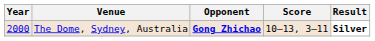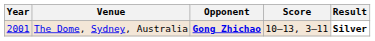(18, 28) 2000 -> (18, 28) 2001
